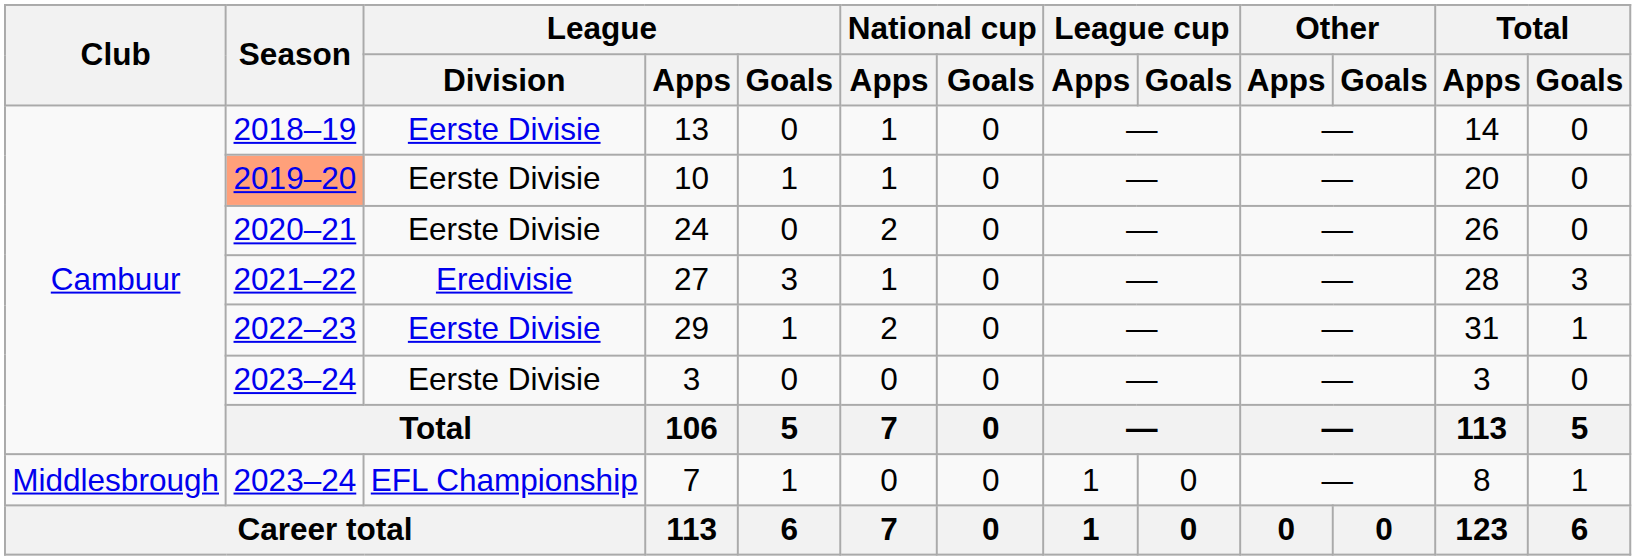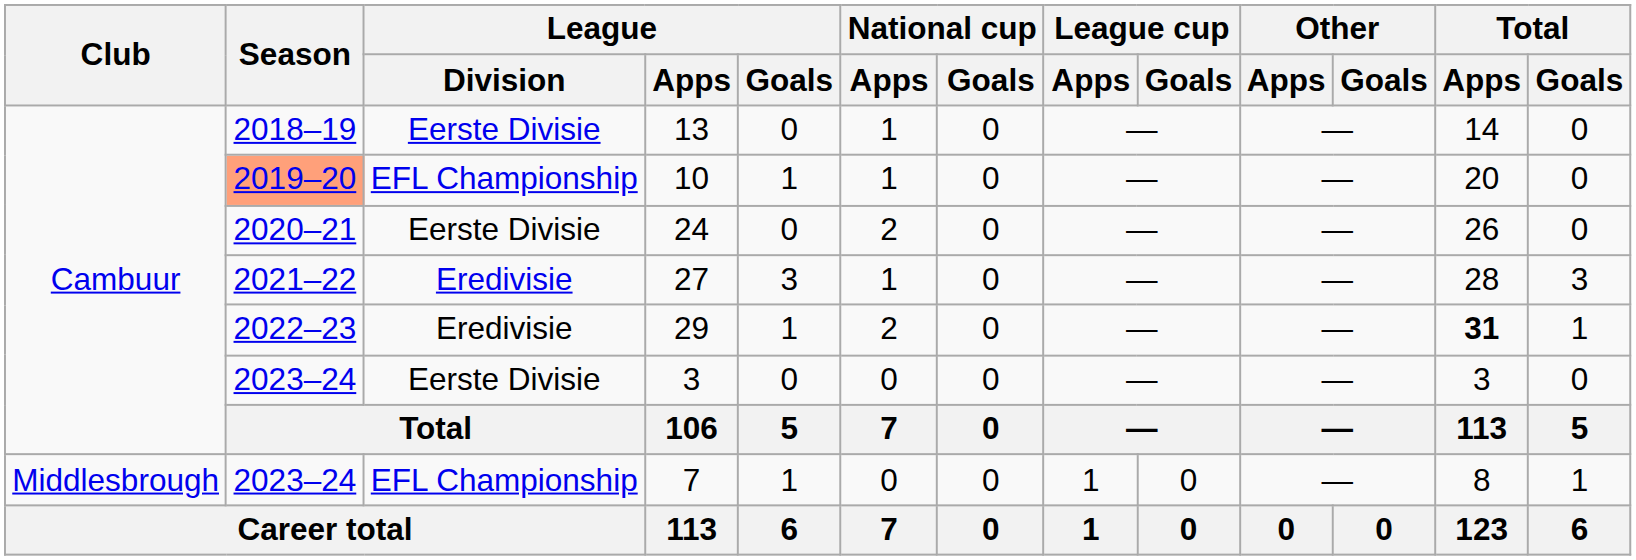(504, 179) Eerste Divisie -> (504, 179) EFL Championship
(504, 329) Eerste Divisie -> (504, 329) Eredivisie
(1482, 329) normal -> (1482, 329) bold
